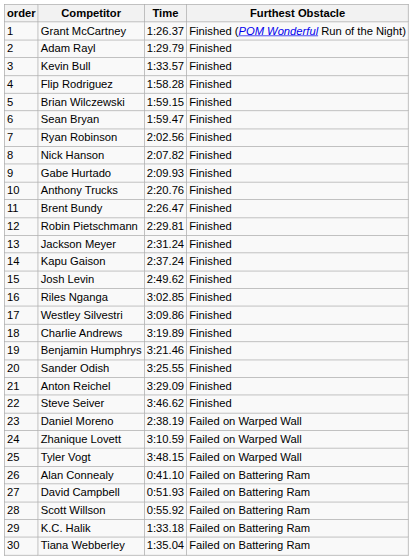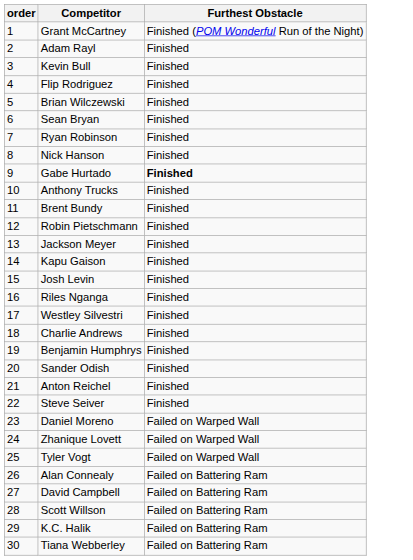- column: (165, 13)
(210, 173) normal -> (170, 173) bold
